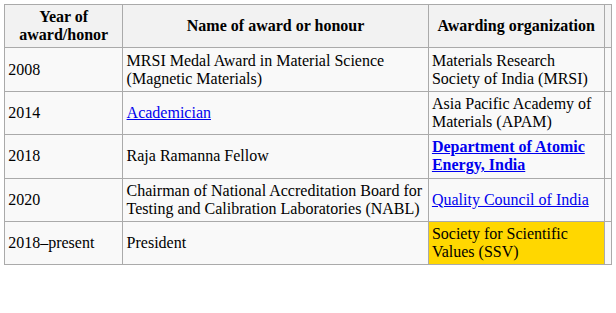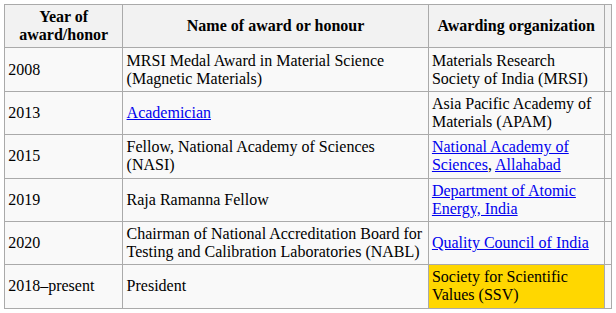(24, 112) 2014 -> (24, 112) 2013
+ row: (251, 156)
(24, 156) 2018 -> (24, 199) 2019
(508, 156) bold -> (504, 199) normal
